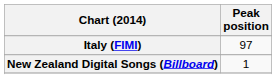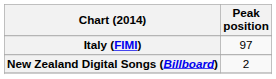(246, 63) 1 -> (246, 63) 2
